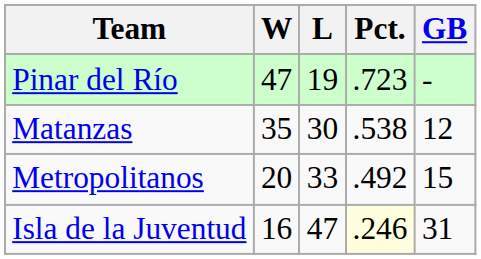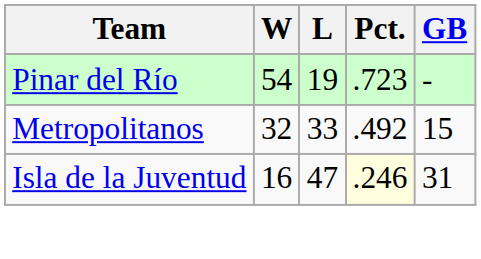(277, 79) 47 -> (277, 79) 54
- row: (72, 128)
(277, 178) 20 -> (277, 128) 32
